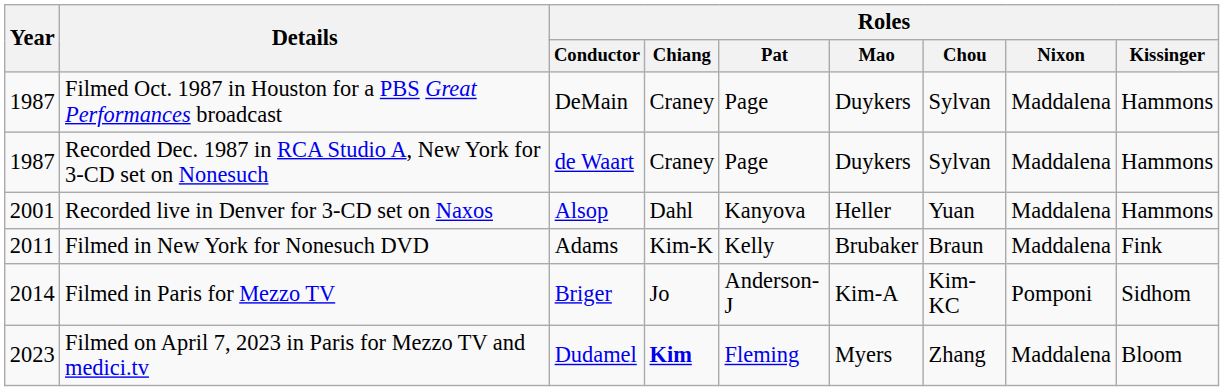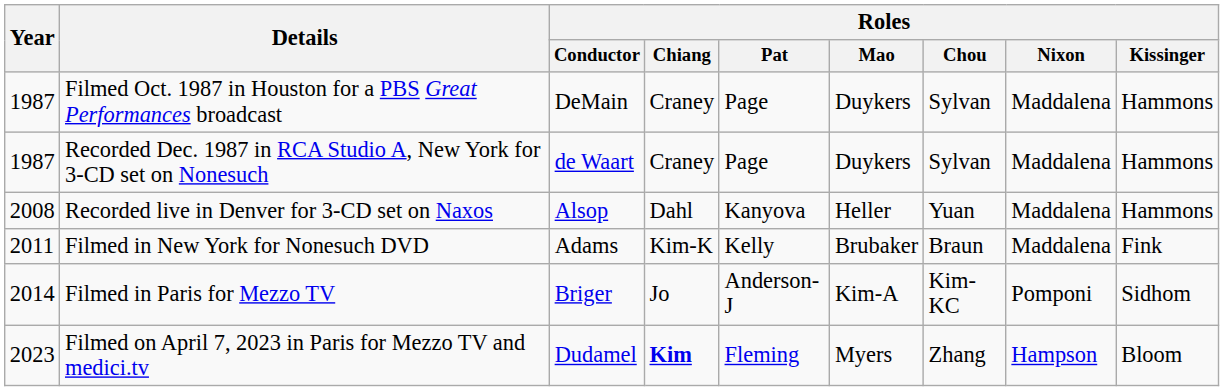(32, 210) 2001 -> (32, 210) 2008
(1061, 354) Maddalena -> (1054, 354) Hampson
